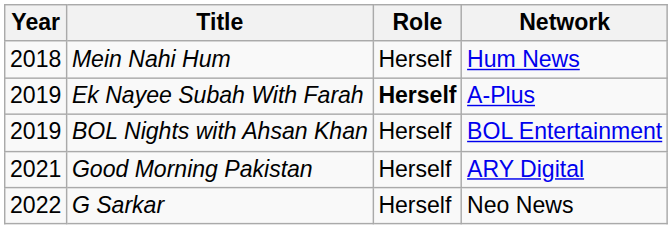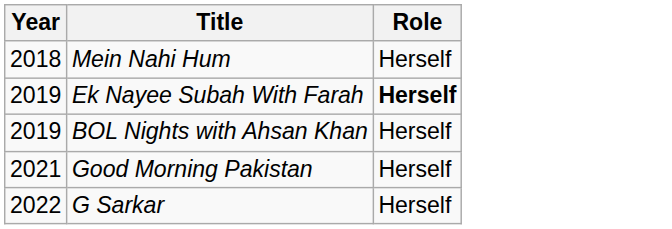- column: (565, 22)
